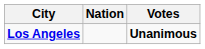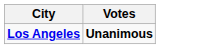- column: (105, 14)
